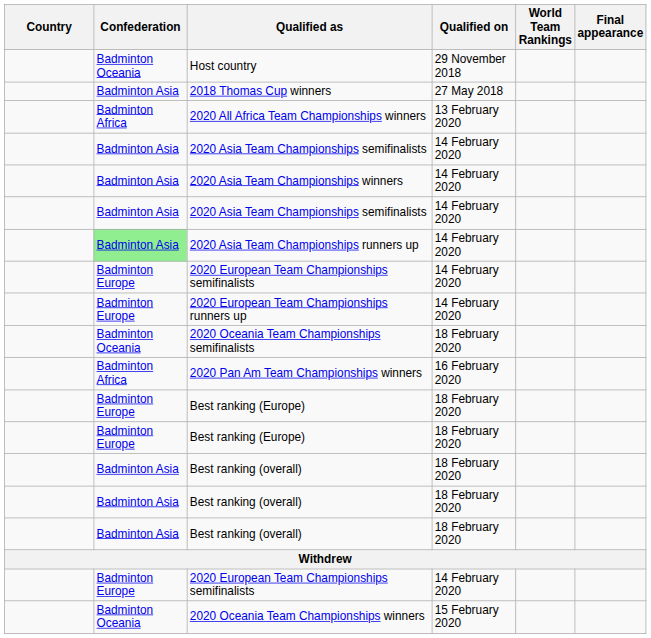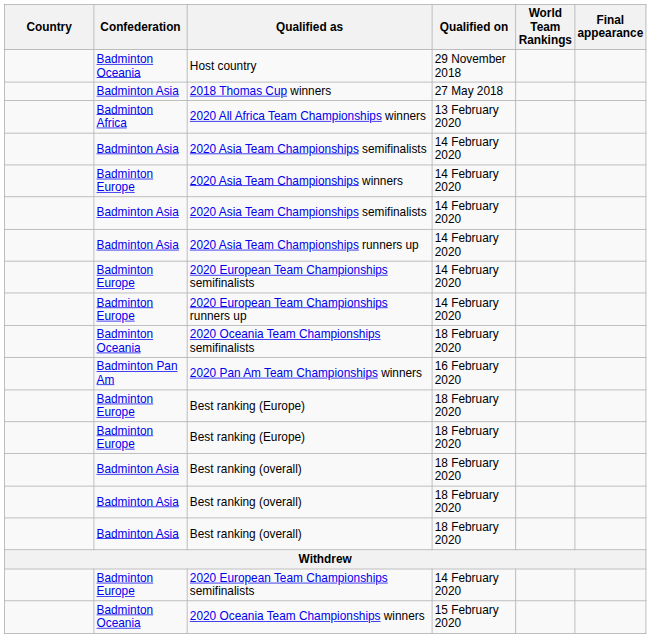(138, 181) Badminton Asia -> (125, 181) Badminton Europe
(138, 245) lightgreen background -> (138, 245) no background
(125, 373) Badminton Africa -> (137, 373) Badminton Pan Am
